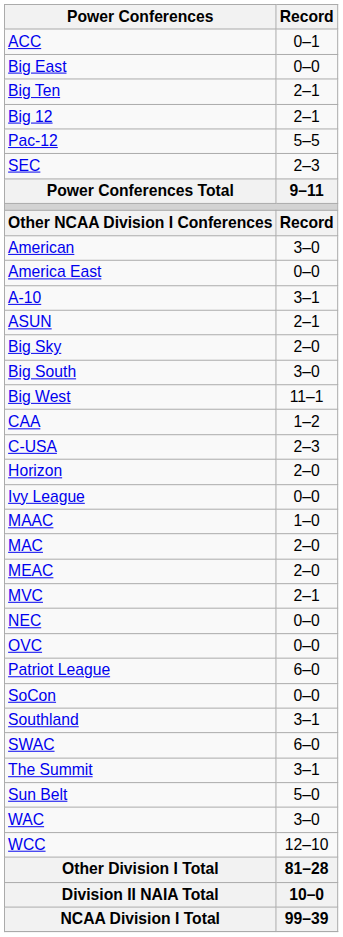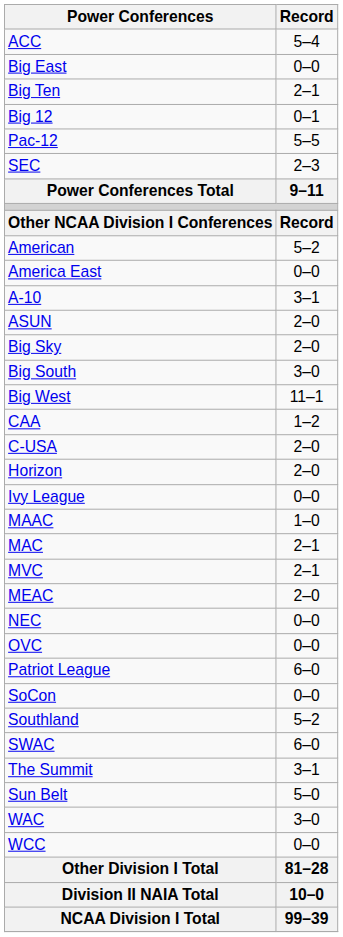(307, 41) 0–1 -> (307, 41) 5–4
(307, 116) 2–1 -> (307, 116) 0–1
(307, 247) 3–0 -> (307, 247) 5–2
(307, 322) 2–1 -> (307, 322) 2–0
(307, 446) 2–3 -> (307, 446) 2–0
(307, 546) 2–0 -> (307, 546) 2–1
rows swapped: (31, 571) <-> (26, 596)
(307, 720) 3–1 -> (307, 720) 5–2
(307, 844) 12–10 -> (307, 844) 0–0
